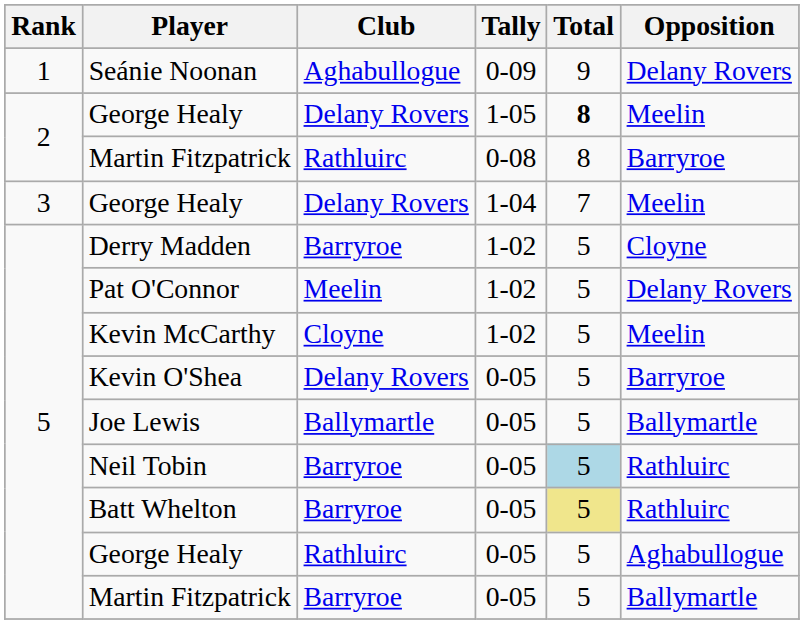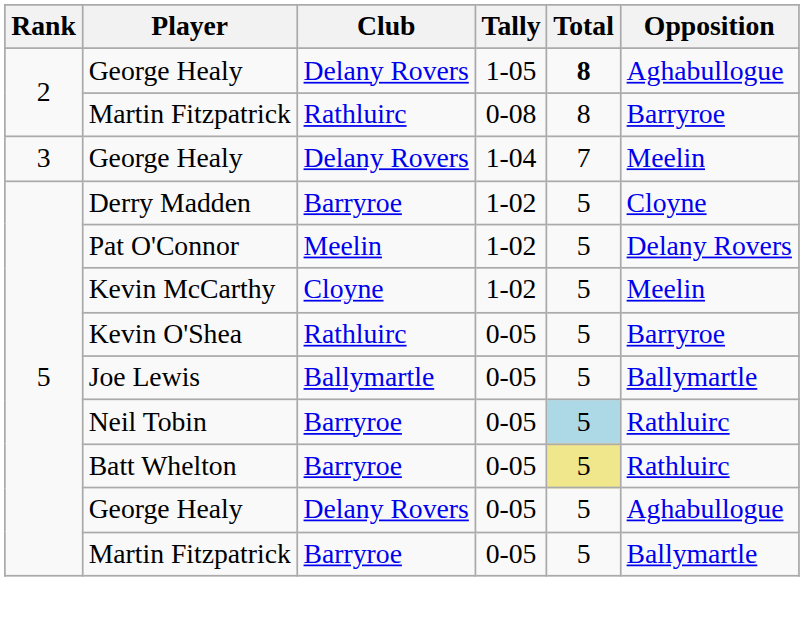- row: (173, 70)
(666, 114) Meelin -> (705, 70) Aghabullogue
(386, 377) Delany Rovers -> (355, 333) Rathluirc
(355, 553) Rathluirc -> (386, 509) Delany Rovers
